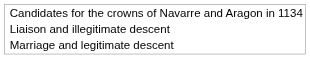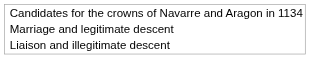rows swapped: (92, 45) <-> (90, 29)
